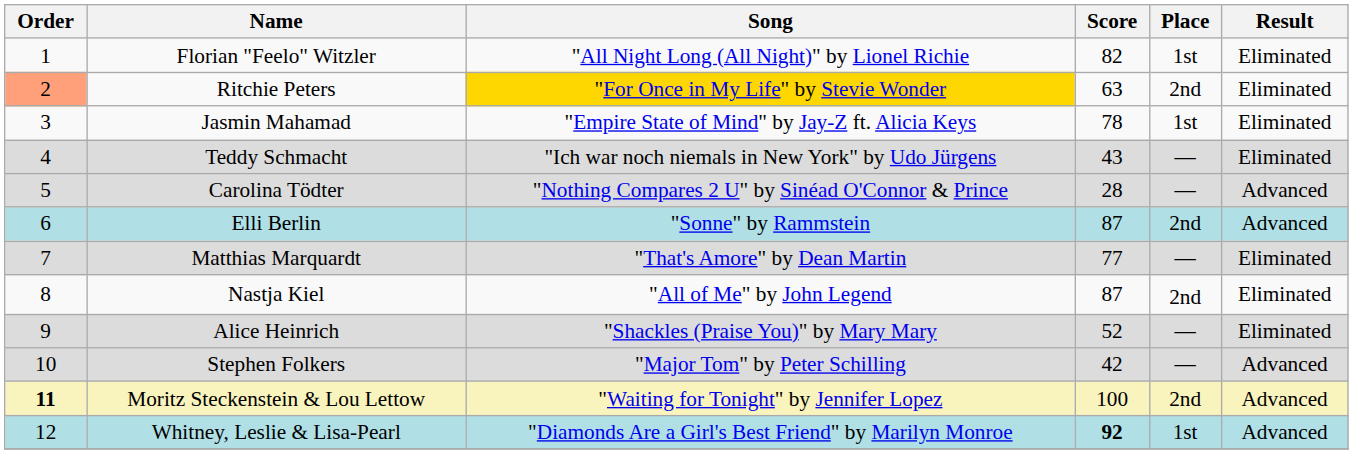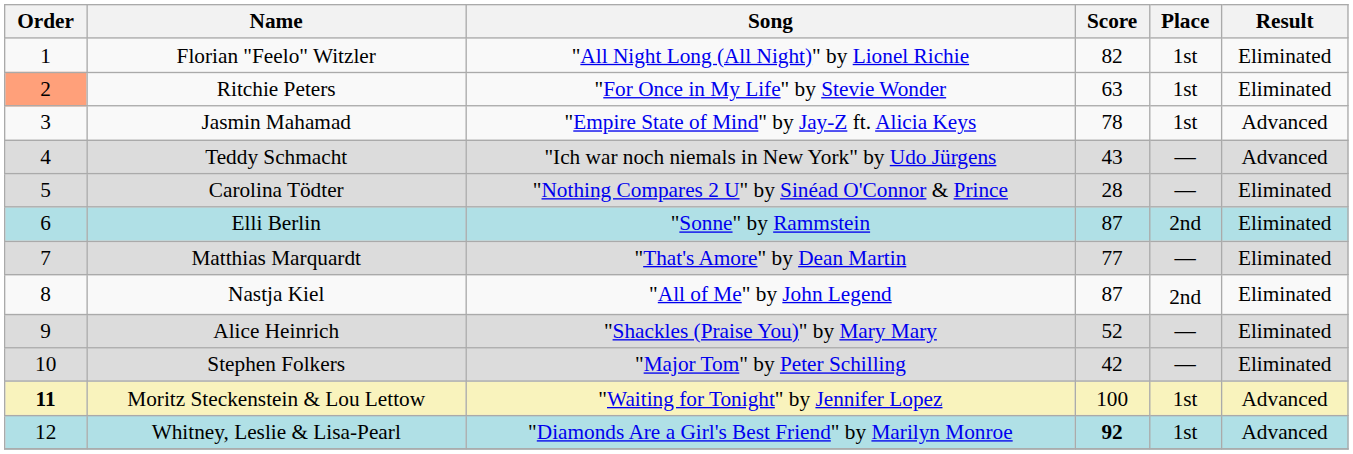(770, 88) gold background -> (770, 88) no background
(1185, 88) 2nd -> (1185, 88) 1st
(1285, 122) Eliminated -> (1285, 122) Advanced
(1285, 156) Eliminated -> (1285, 156) Advanced
(1285, 190) Advanced -> (1285, 190) Eliminated
(1285, 223) Advanced -> (1285, 223) Eliminated
(1285, 364) Advanced -> (1285, 364) Eliminated
(1185, 398) 2nd -> (1185, 398) 1st
